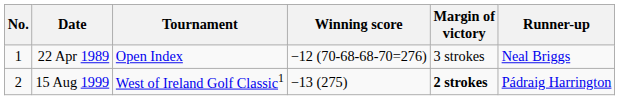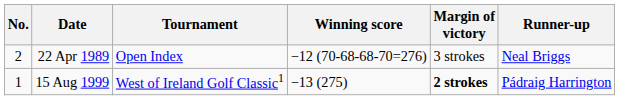(18, 56) 1 -> (18, 56) 2
(18, 81) 2 -> (18, 81) 1
